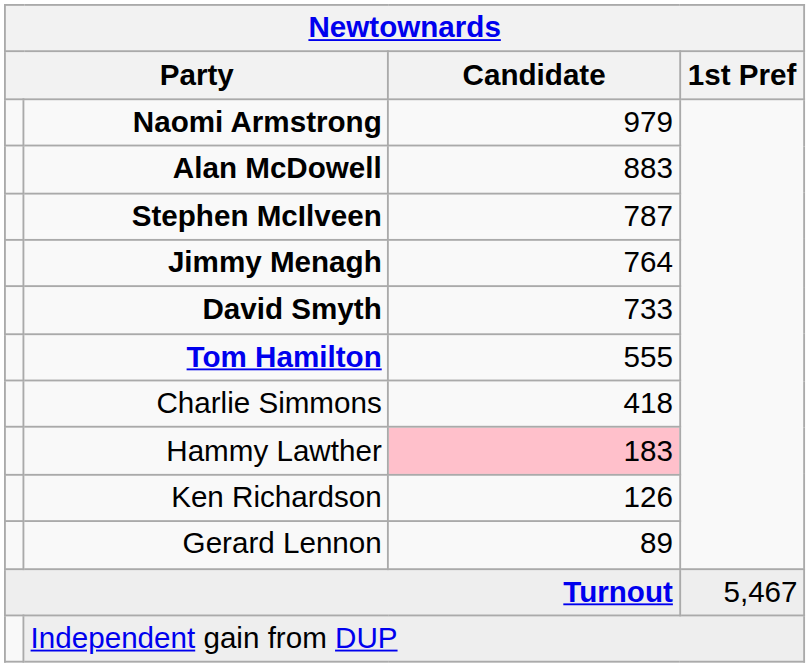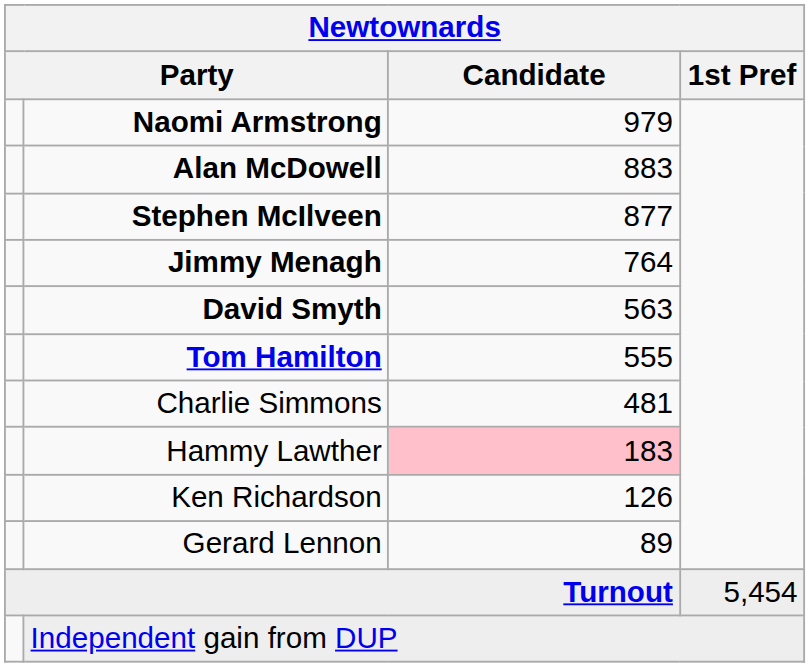(648, 215) 787 -> (648, 215) 877
(648, 309) 733 -> (648, 309) 563
(648, 403) 418 -> (648, 403) 481
(760, 591) 5,467 -> (760, 591) 5,454
